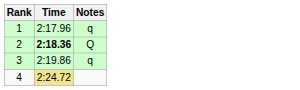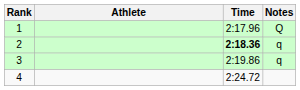+ column: (129, 12)
(90, 28) q -> (279, 28) Q
(90, 45) Q -> (279, 45) q
(54, 77) khaki background -> (243, 77) no background
